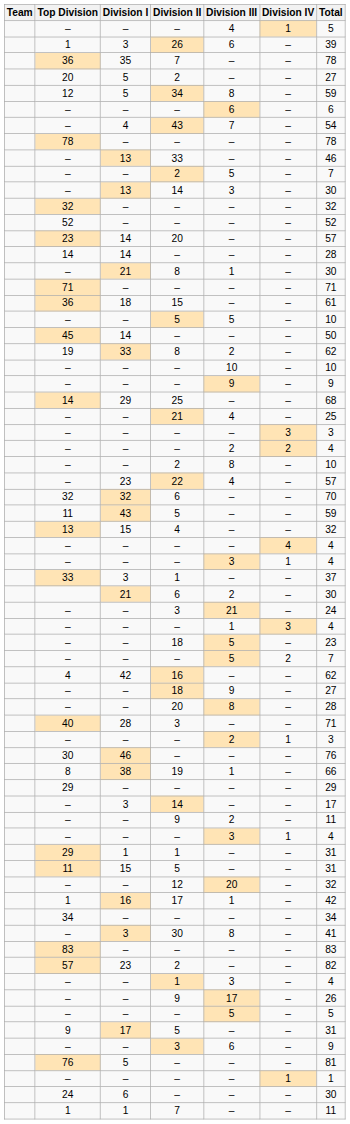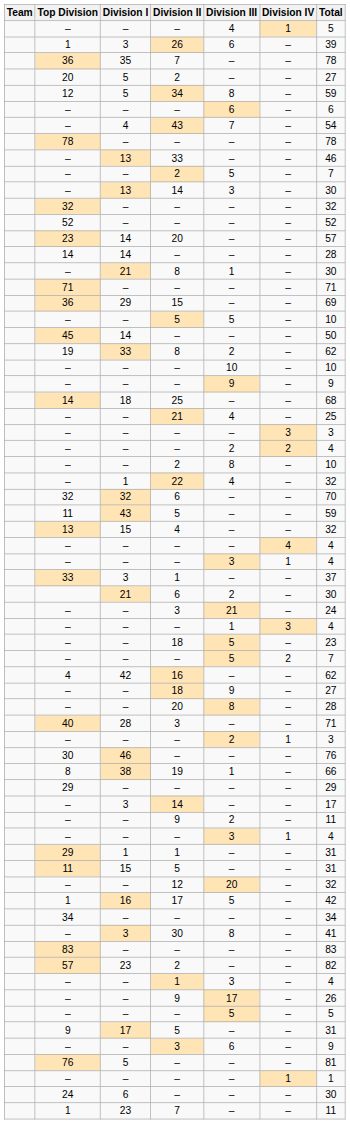(126, 304) 18 -> (126, 304) 29
(331, 304) 61 -> (331, 304) 69
(126, 400) 29 -> (126, 400) 18
(126, 481) 23 -> (126, 481) 1
(331, 481) 57 -> (331, 481) 32
(232, 901) 1 -> (232, 901) 5
(126, 1111) 1 -> (126, 1111) 23
